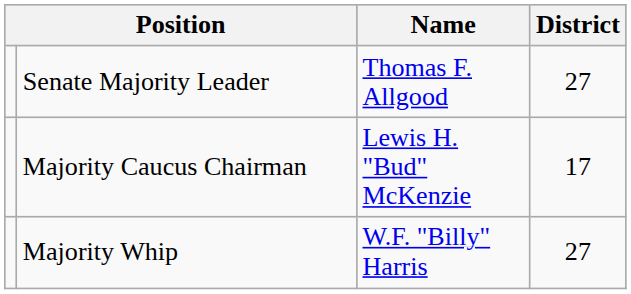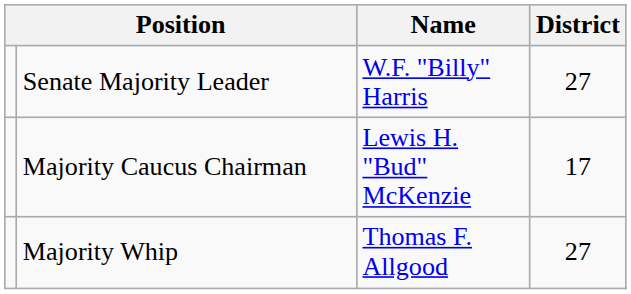(417, 81) Thomas F. Allgood -> (426, 81) W.F. "Billy" Harris
(426, 251) W.F. "Billy" Harris -> (417, 251) Thomas F. Allgood
